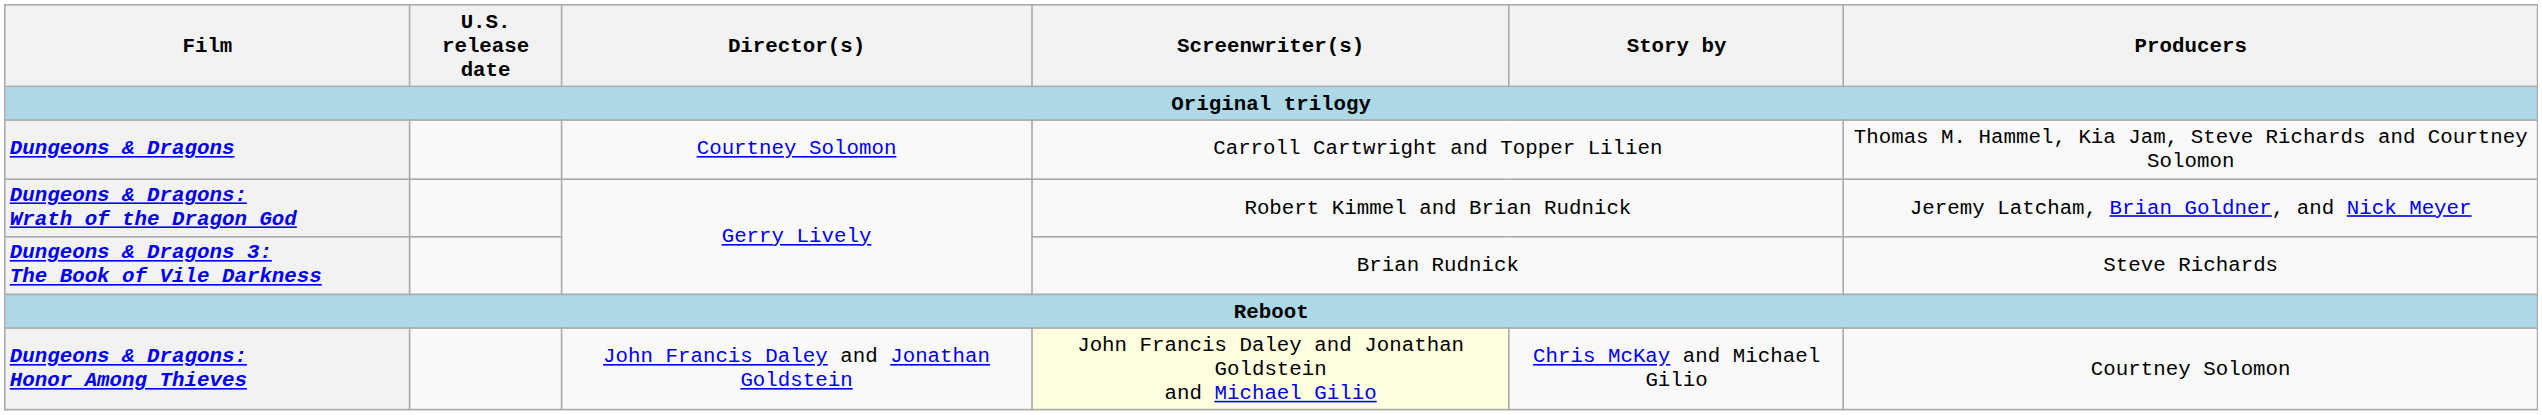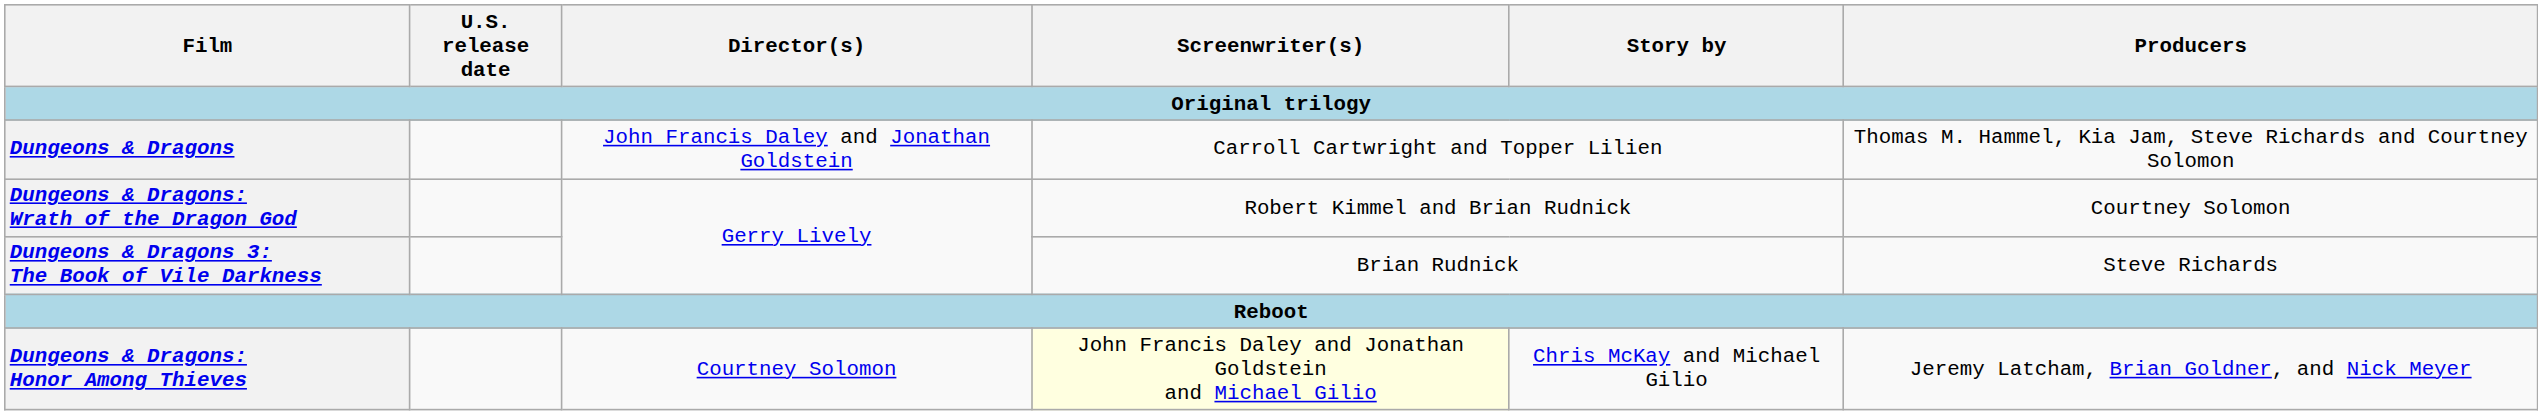(797, 150) Courtney Solomon -> (797, 150) John Francis Daley and Jonathan Goldstein
(2191, 207) Jeremy Latcham, Brian Goldner, and Nick Meyer -> (2191, 207) Courtney Solomon
(797, 369) John Francis Daley and Jonathan Goldstein -> (797, 369) Courtney Solomon
(2191, 369) Courtney Solomon -> (2191, 369) Jeremy Latcham, Brian Goldner, and Nick Meyer
